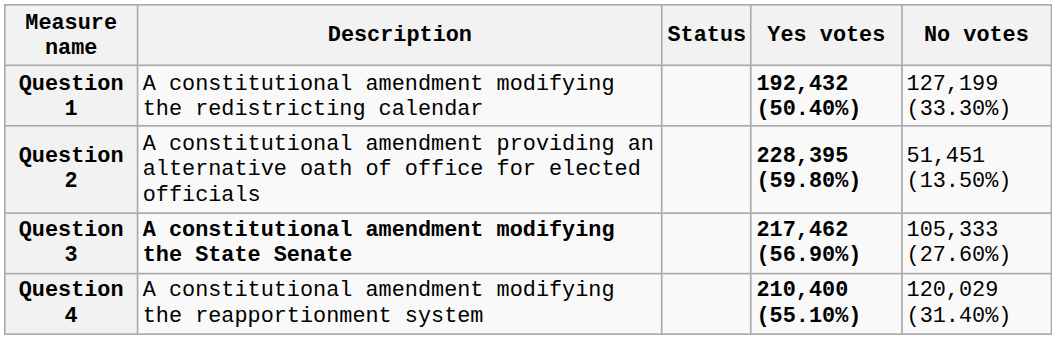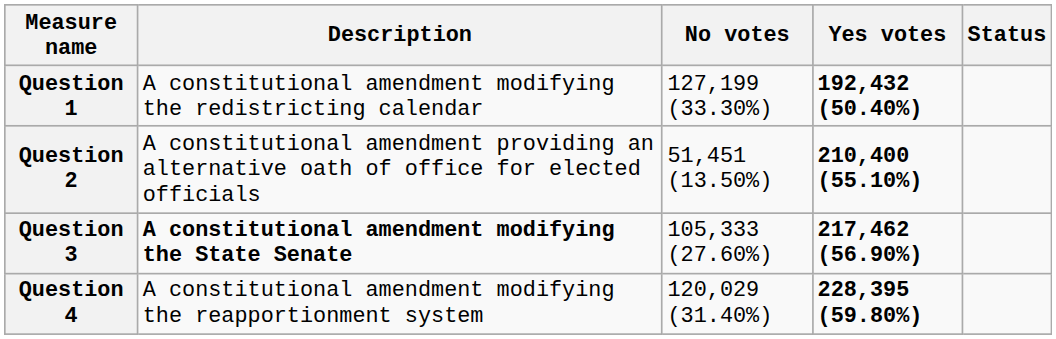columns swapped: (707, 35) <-> (976, 35)
(809, 169) 228,395 (59.80%) -> (870, 169) 210,400 (55.10%)
(809, 304) 210,400 (55.10%) -> (870, 304) 228,395 (59.80%)
